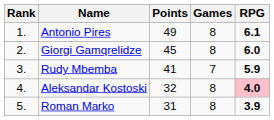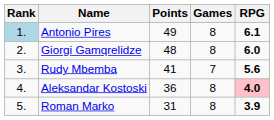(21, 32) no background -> (21, 32) lightblue background
(170, 50) 45 -> (170, 50) 48
(252, 69) 5.9 -> (252, 69) 5.6
(170, 87) 32 -> (170, 87) 36
